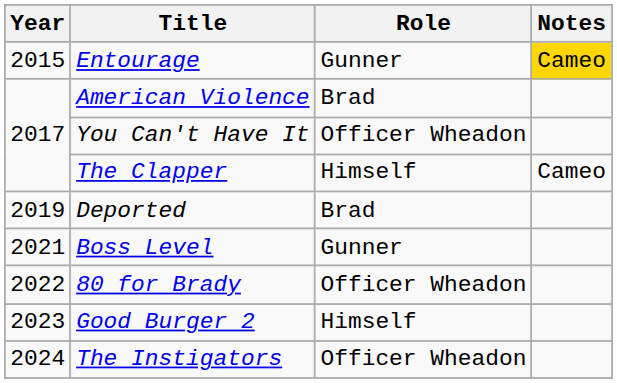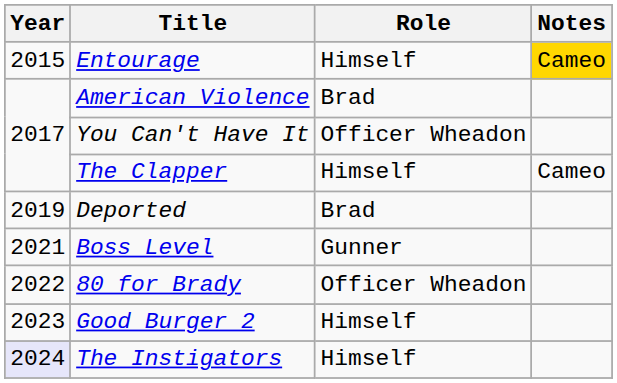(362, 61) Gunner -> (369, 61) Himself
(38, 359) no background -> (38, 359) lavender background
(423, 359) Officer Wheadon -> (369, 359) Himself
